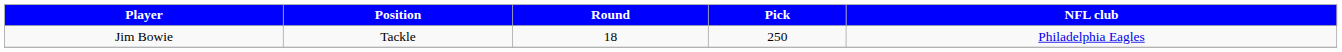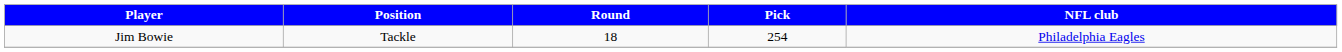(777, 36) 250 -> (777, 36) 254
